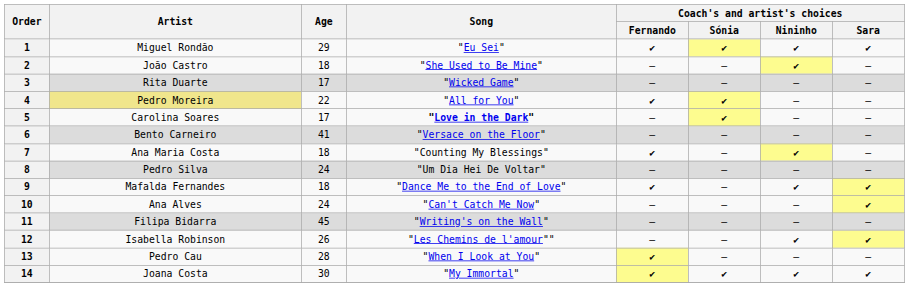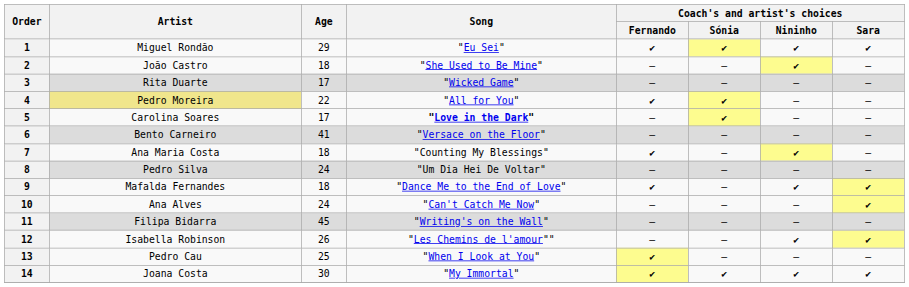(324, 257) 28 -> (324, 257) 25
